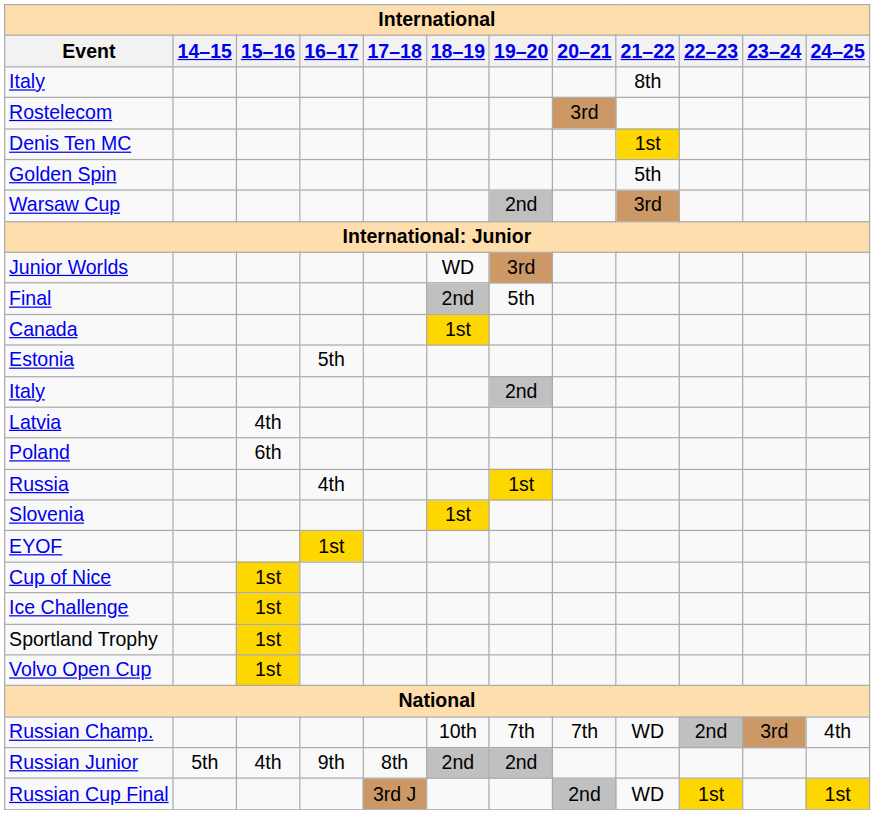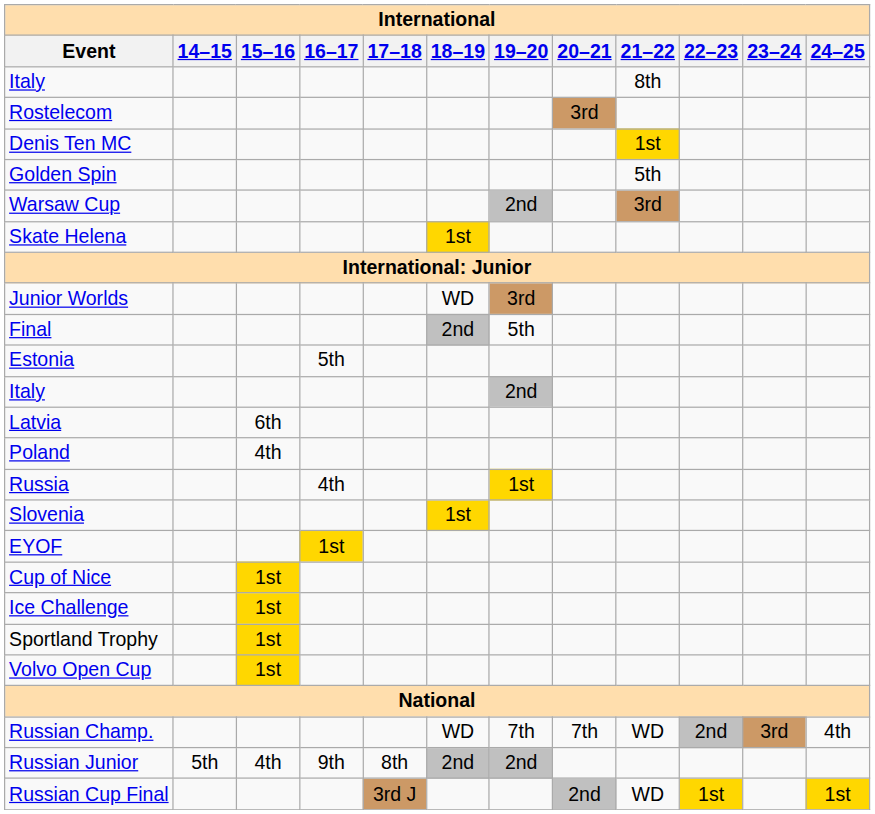+ row: (68, 236)
- row: (43, 329)
(268, 422) 4th -> (268, 422) 6th
(268, 453) 6th -> (268, 453) 4th
(458, 732) 10th -> (458, 732) WD
